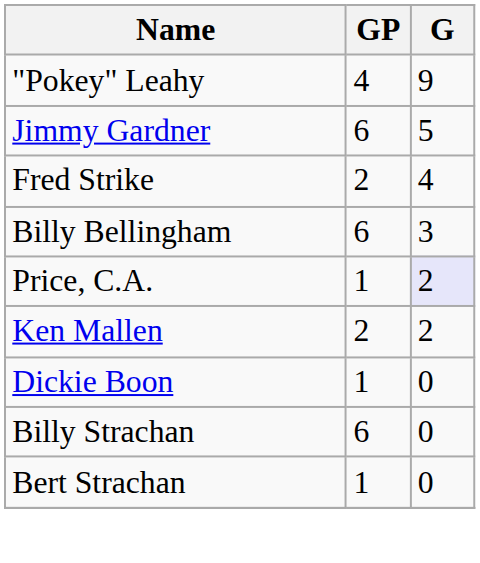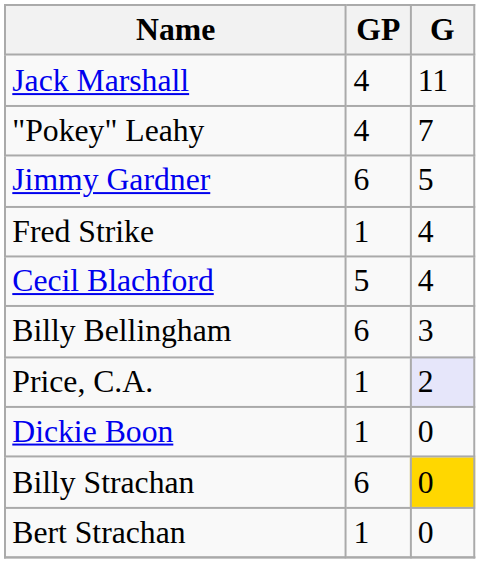+ row: (101, 79)
(426, 79) 9 -> (426, 130) 7
(362, 180) 2 -> (362, 230) 1
+ row: (113, 280)
- row: (88, 331)
(426, 431) no background -> (426, 481) gold background
